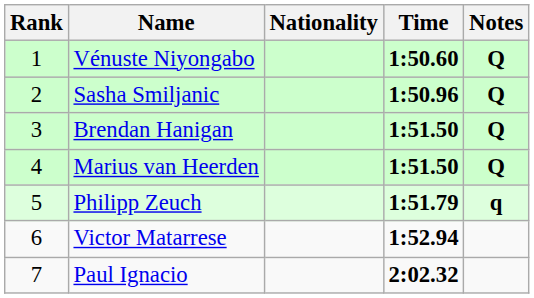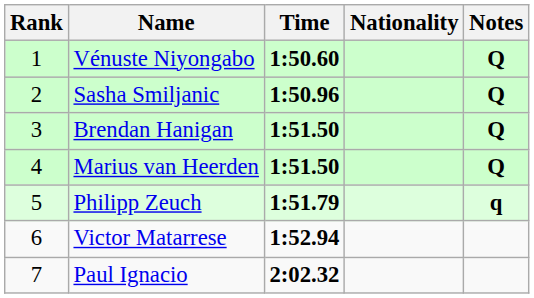columns swapped: (324, 22) <-> (423, 22)
